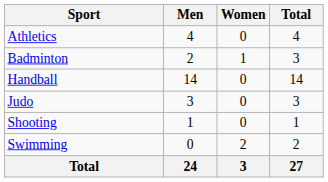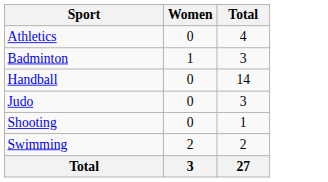- column: (190, 15)
